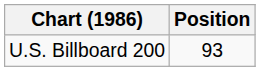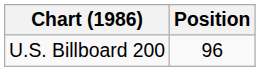(212, 50) 93 -> (212, 50) 96
